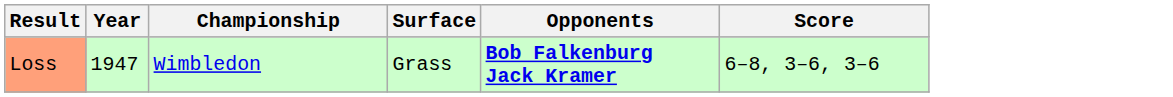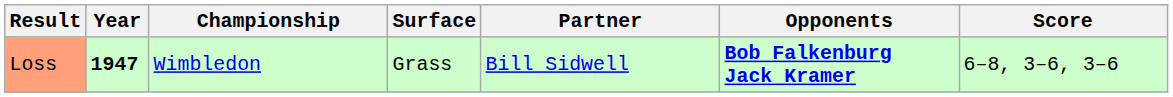+ column: (600, 21)
(114, 65) normal -> (114, 65) bold
